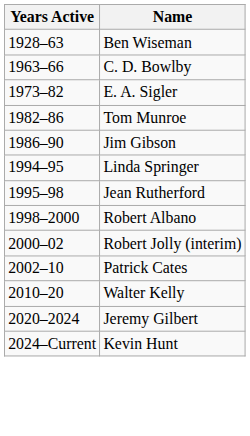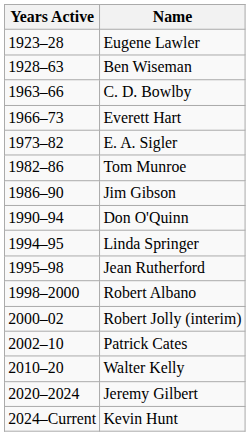+ row: (152, 42)
+ row: (142, 117)
+ row: (146, 218)
